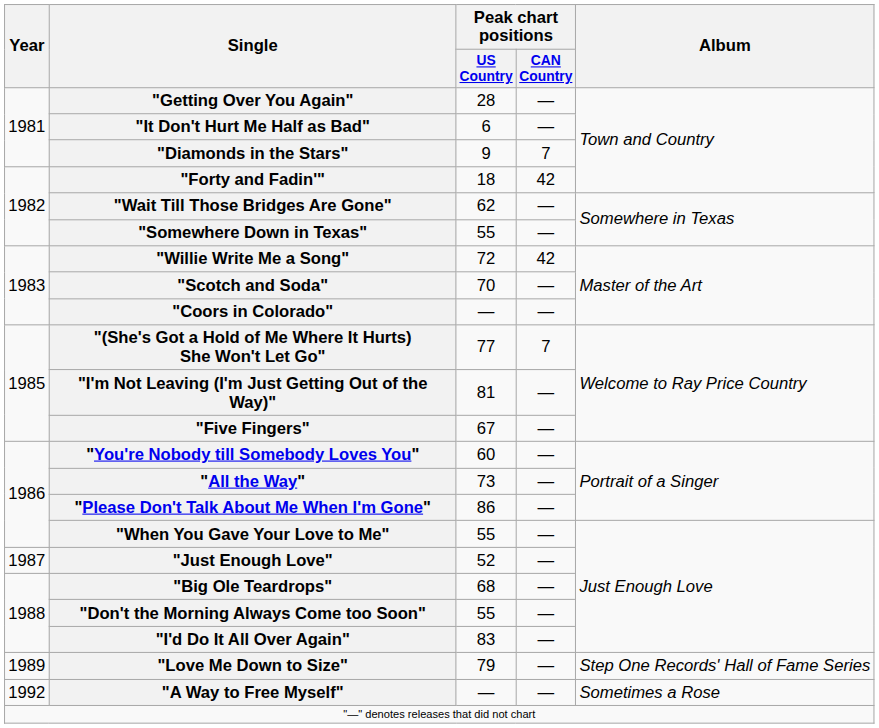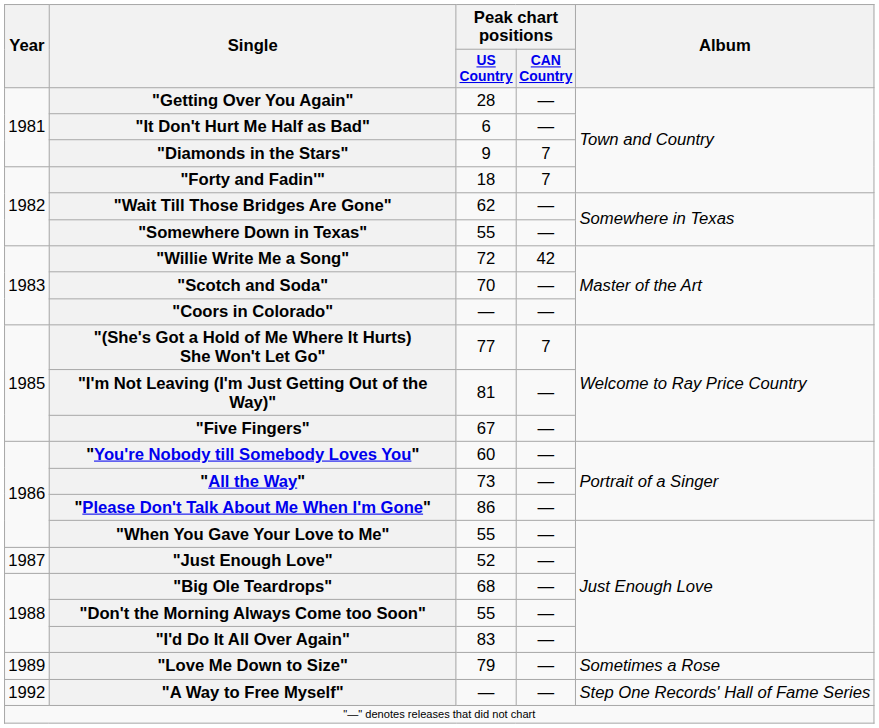(546, 179) 42 -> (546, 179) 7
(725, 665) Step One Records' Hall of Fame Series -> (650, 665) Sometimes a Rose
(650, 692) Sometimes a Rose -> (725, 692) Step One Records' Hall of Fame Series
